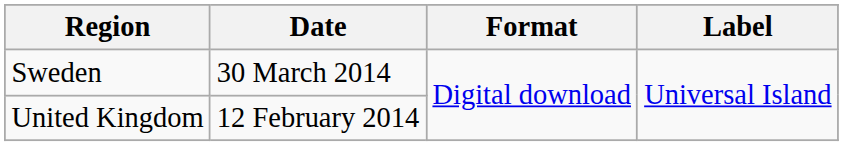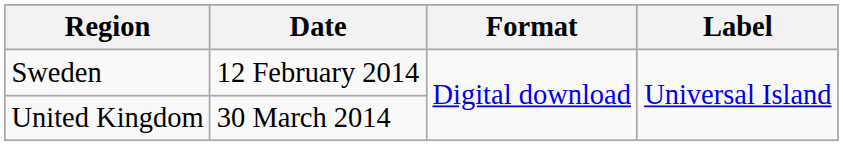(304, 72) 30 March 2014 -> (318, 72) 12 February 2014
(318, 117) 12 February 2014 -> (304, 117) 30 March 2014
